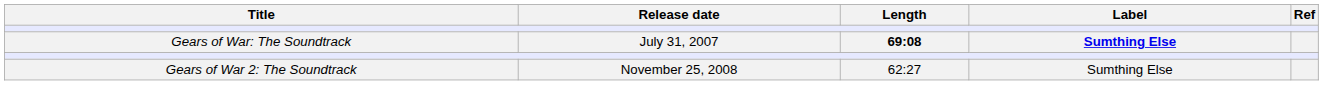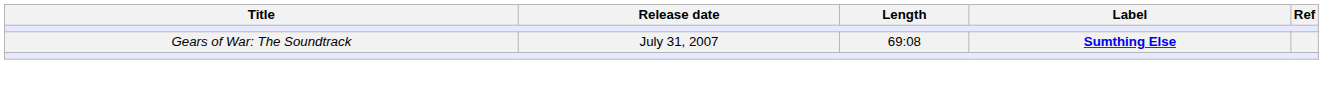(904, 42) bold -> (904, 42) normal
- row: (261, 69)
